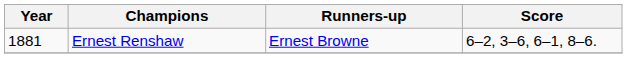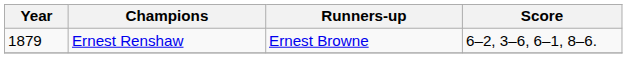(25, 40) 1881 -> (25, 40) 1879
